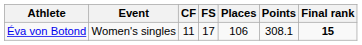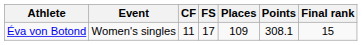(239, 31) 106 -> (239, 31) 109
(328, 31) bold -> (328, 31) normal
